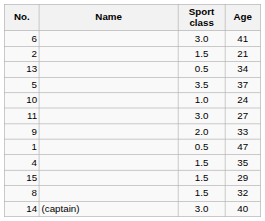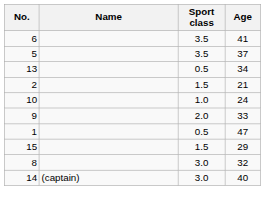(202, 38) 3.0 -> (202, 38) 3.5
rows swapped: (34, 54) <-> (34, 85)
- row: (32, 116)
- row: (34, 162)
(202, 193) 1.5 -> (202, 162) 3.0
